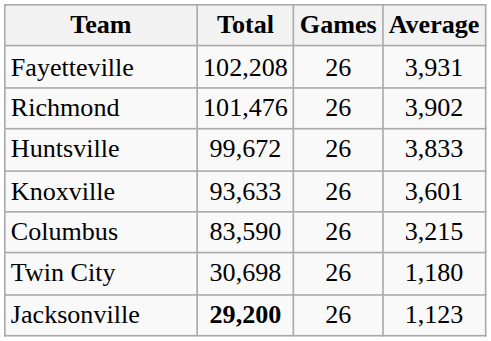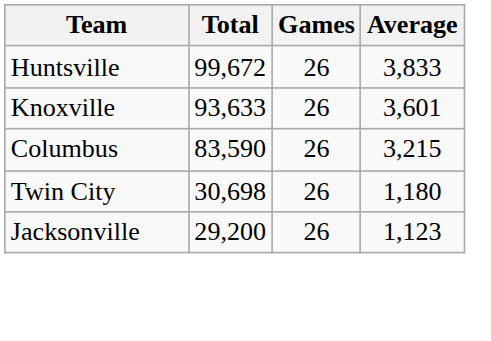- row: (72, 66)
- row: (65, 107)
(245, 314) bold -> (230, 231) normal
